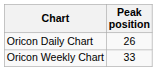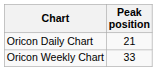(129, 41) 26 -> (129, 41) 21
